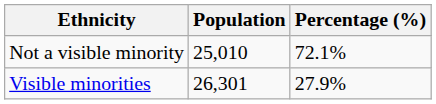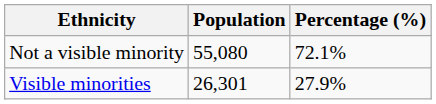(220, 51) 25,010 -> (220, 51) 55,080
